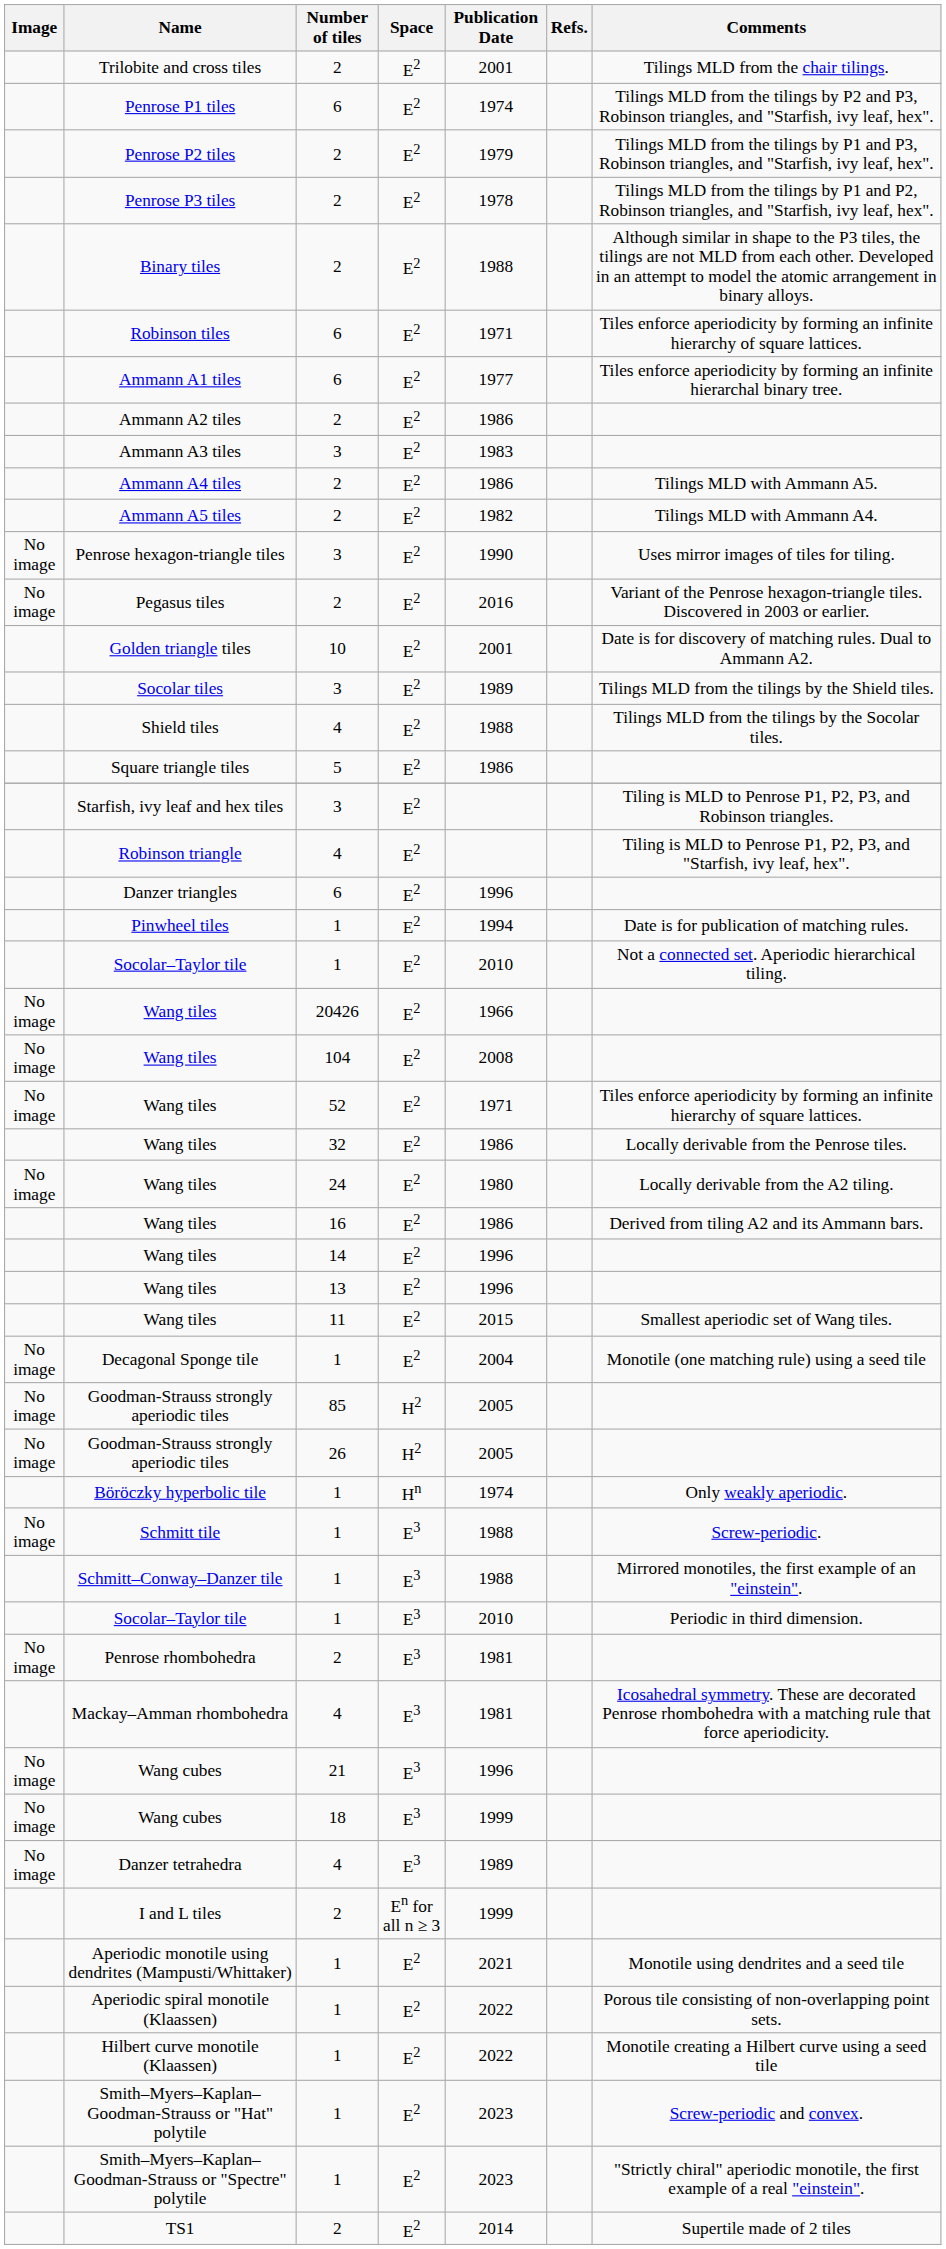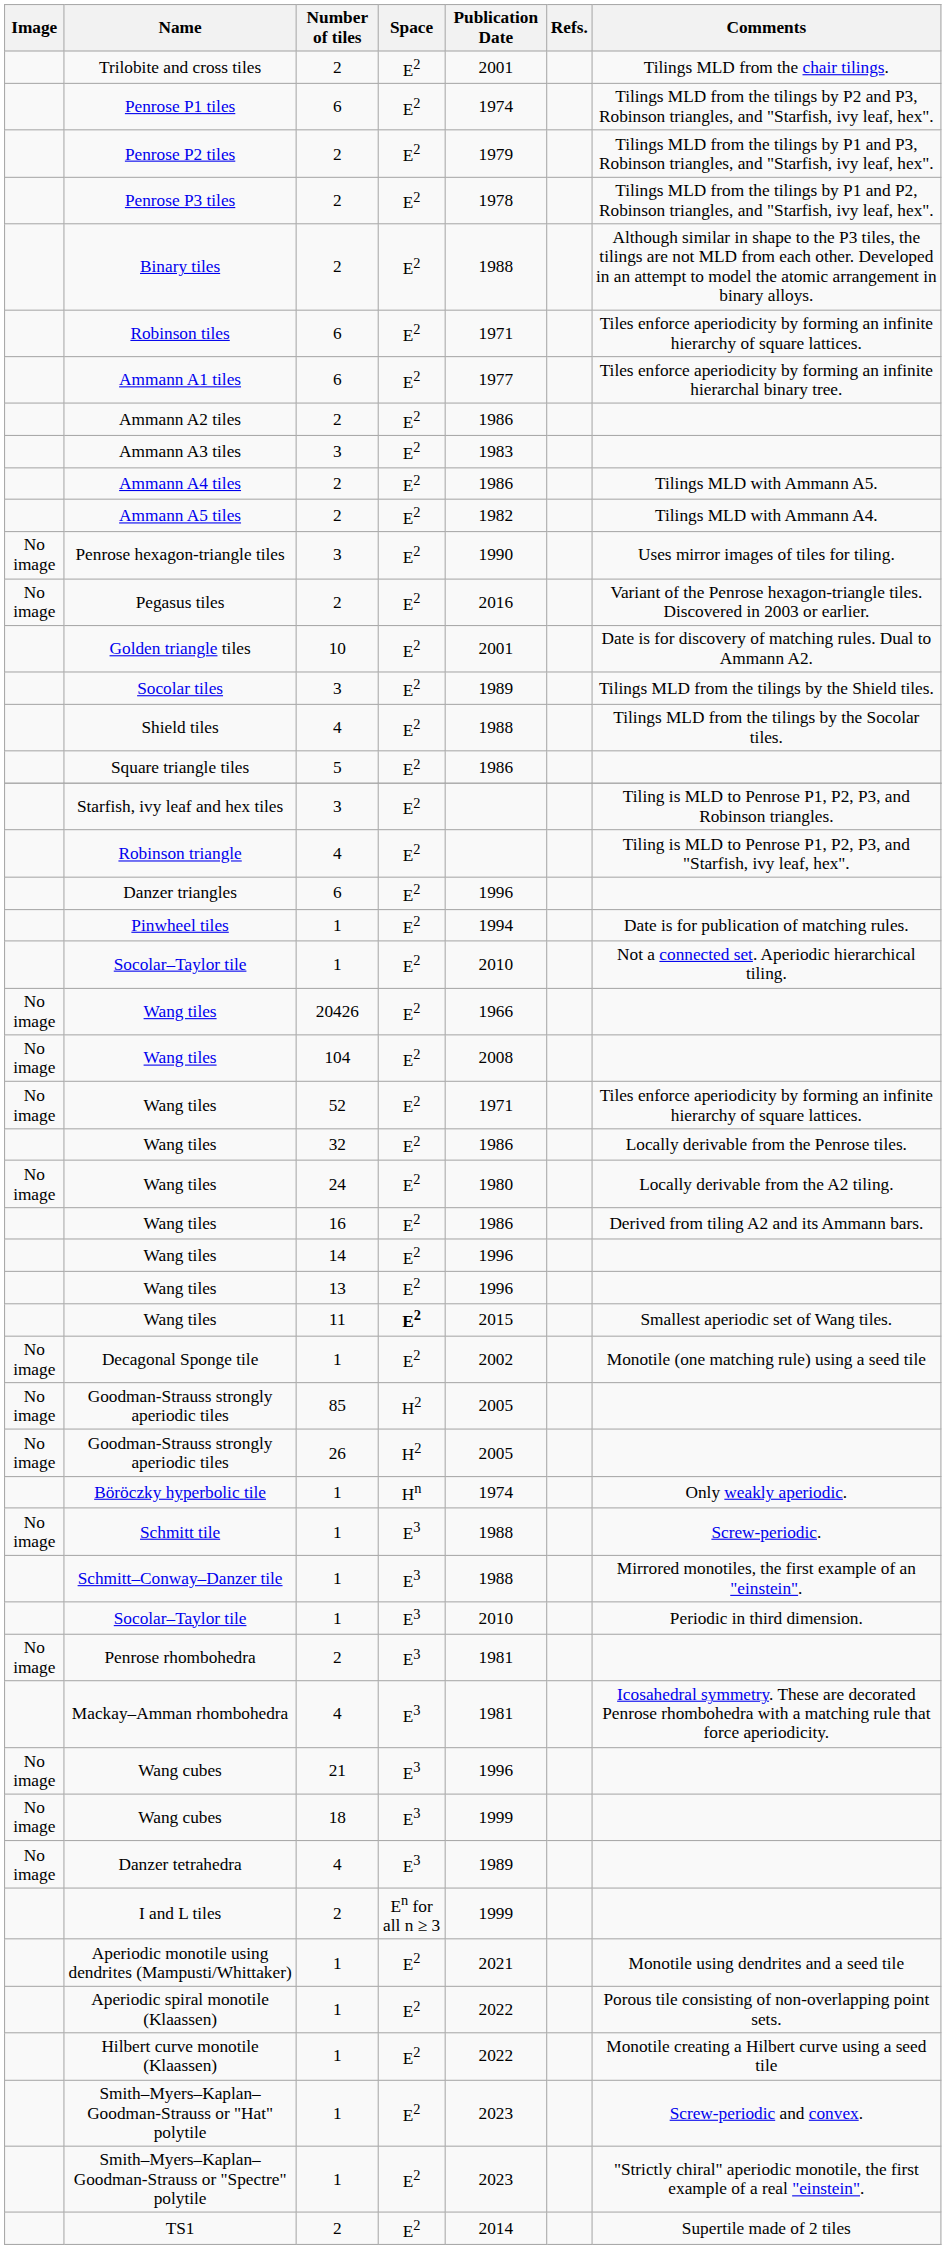(412, 1319) normal -> (412, 1319) bold
(496, 1359) 2004 -> (496, 1359) 2002
